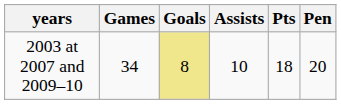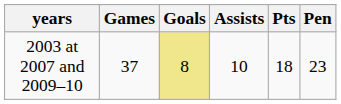(129, 65) 34 -> (129, 65) 37
(318, 65) 20 -> (318, 65) 23
